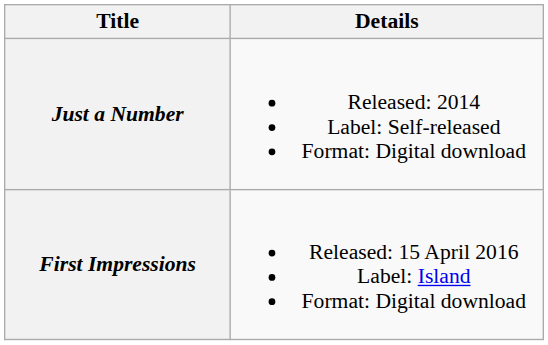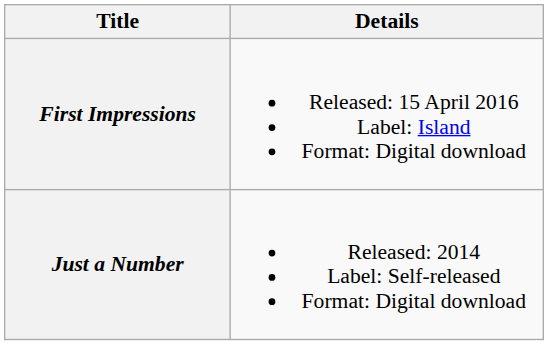rows swapped: (118, 113) <-> (118, 264)
